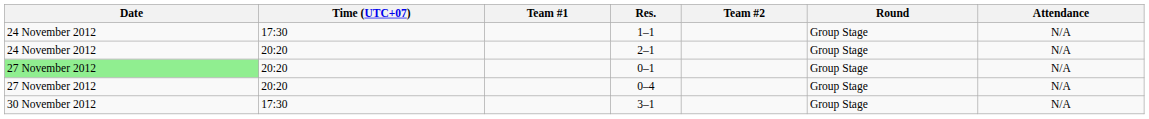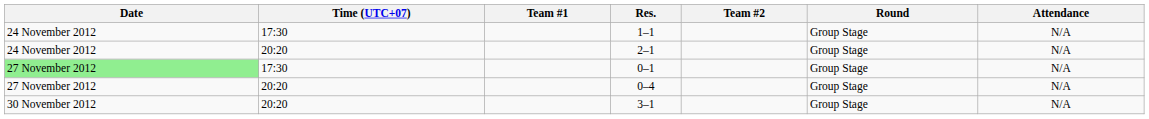(274, 68) 20:20 -> (274, 68) 17:30
(274, 104) 17:30 -> (274, 104) 20:20
